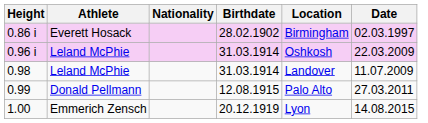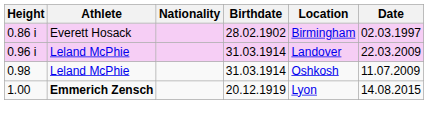(308, 52) Oshkosh -> (316, 52) Landover
(310, 71) Landover -> (315, 71) Oshkosh
- row: (19, 90)
(98, 109) normal -> (102, 90) bold
